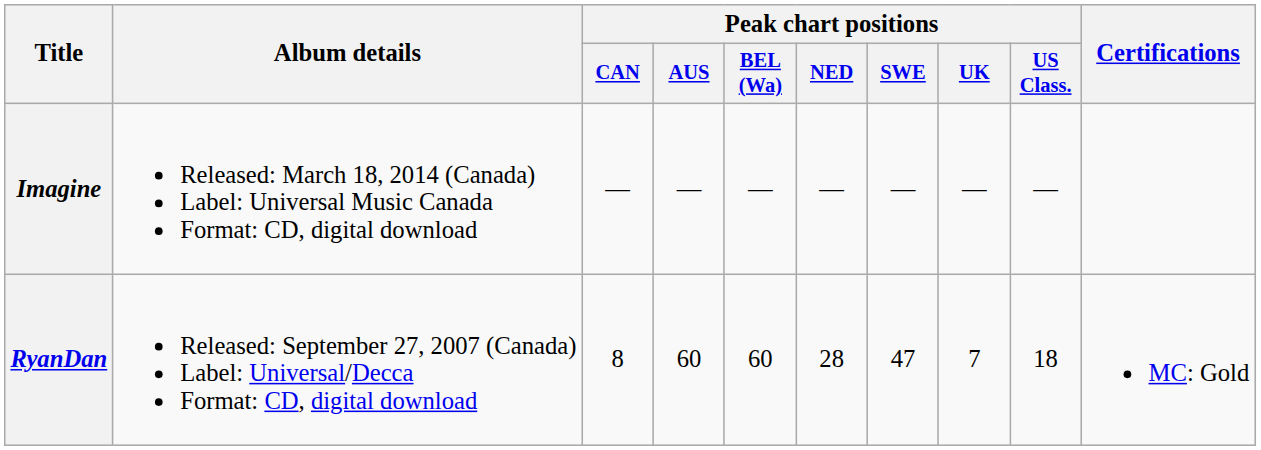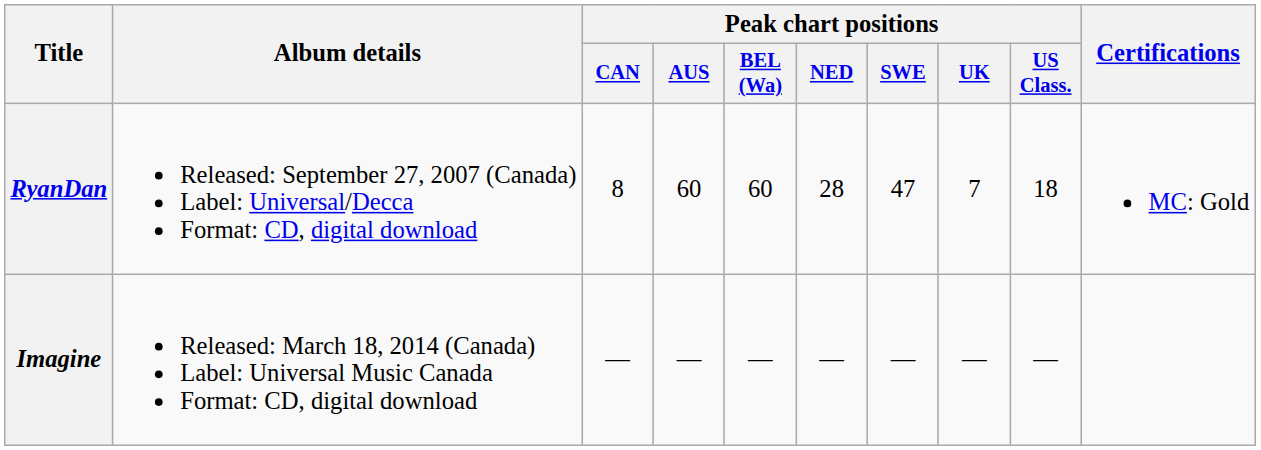rows swapped: (59, 359) <-> (59, 188)
